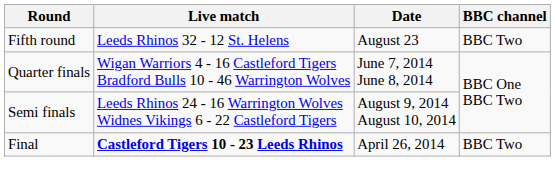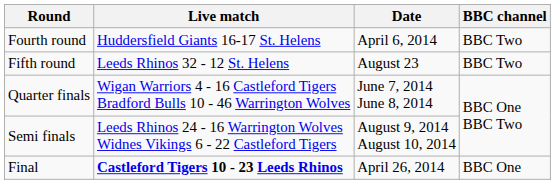+ row: (47, 39)
(493, 144) BBC Two -> (492, 167) BBC One
